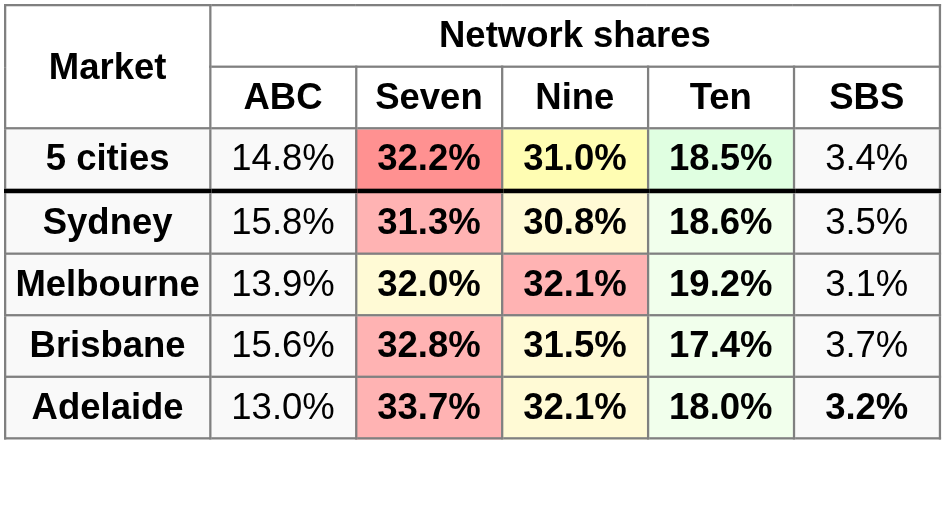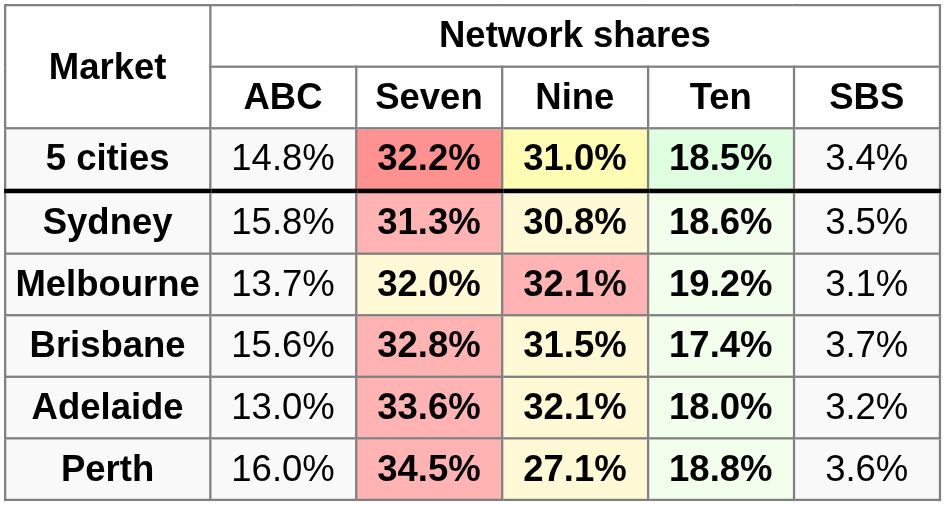(283, 283) 13.9% -> (283, 283) 13.7%
(429, 406) 33.7% -> (429, 406) 33.6%
(867, 406) bold -> (867, 406) normal
+ row: (108, 468)
